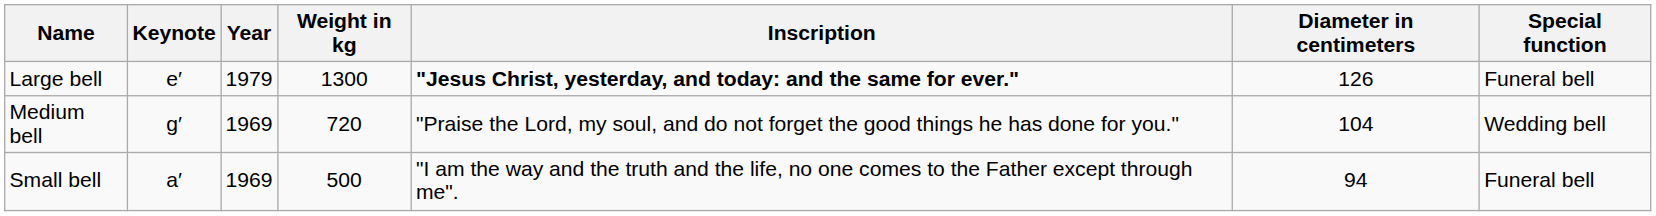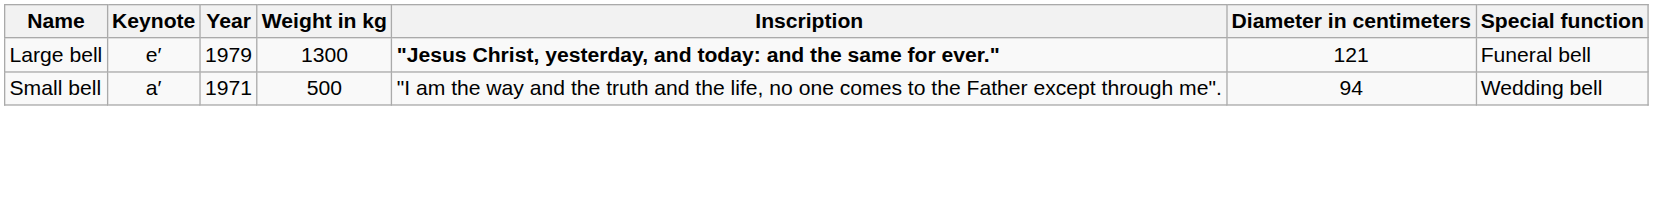(1356, 78) 126 -> (1351, 54) 121
- row: (47, 123)
(249, 181) 1969 -> (229, 88) 1971
(1539, 181) Funeral bell -> (1542, 88) Wedding bell
